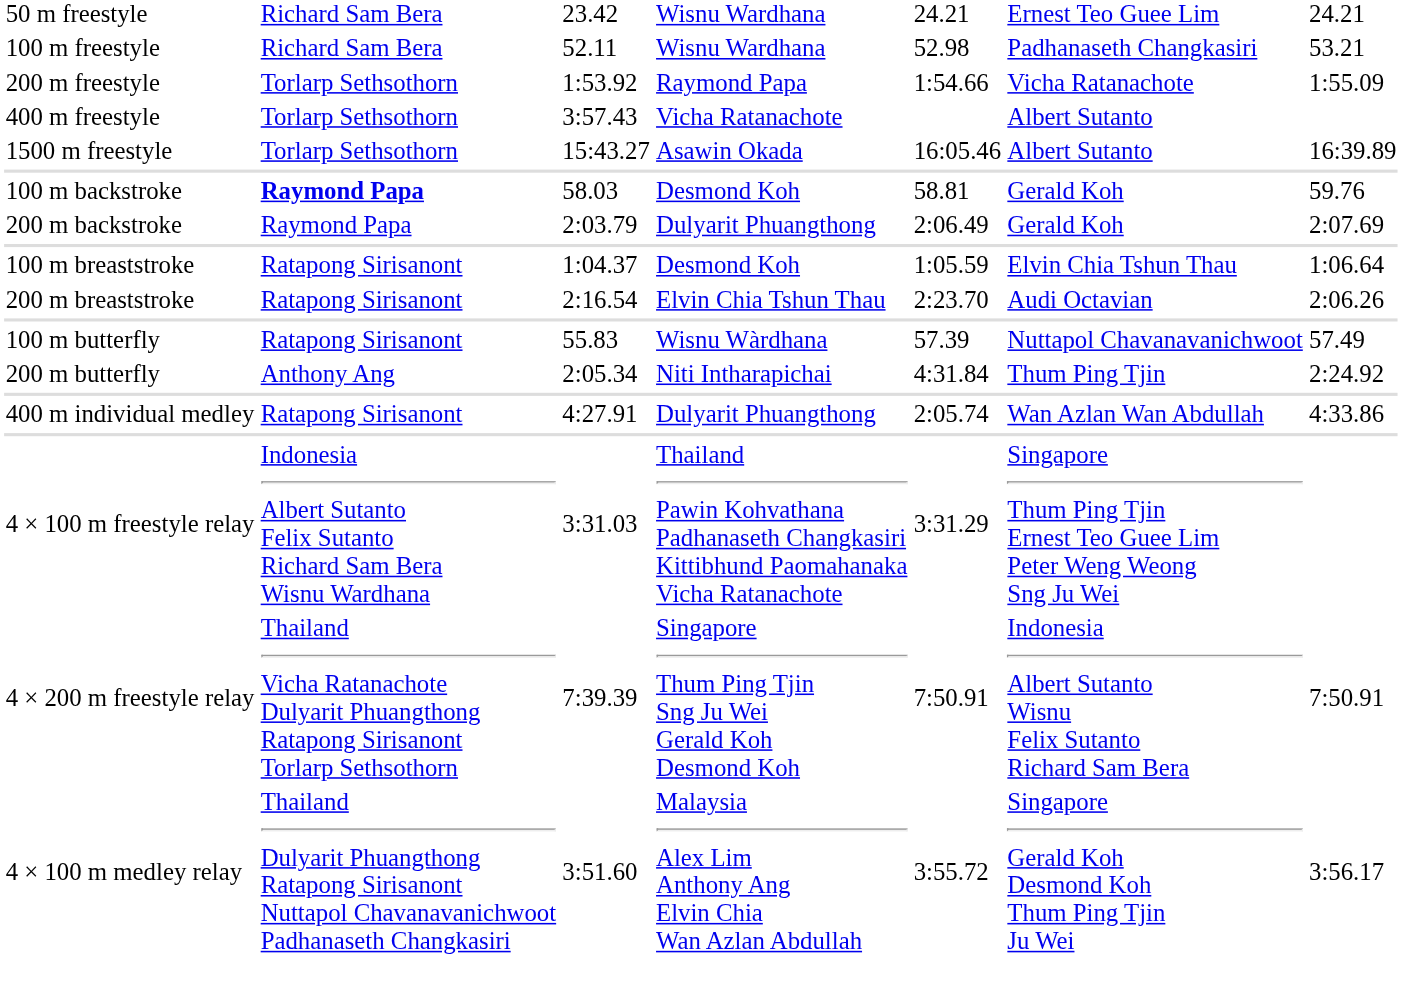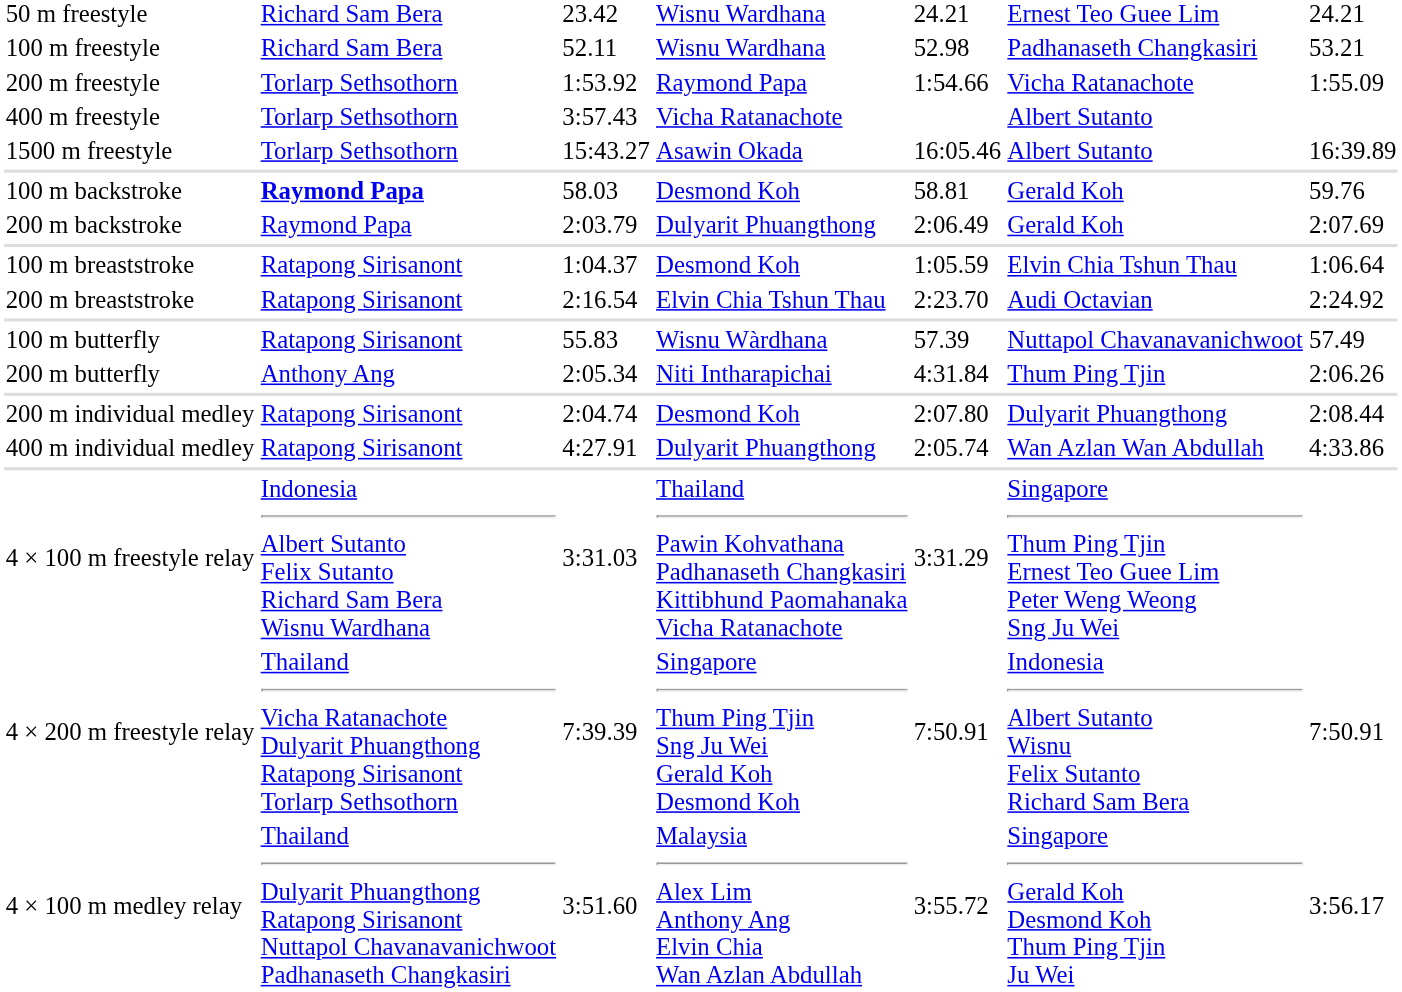(1347, 299) 2:06.26 -> (1347, 299) 2:24.92
(1347, 373) 2:24.92 -> (1347, 373) 2:06.26
+ row: (130, 414)
